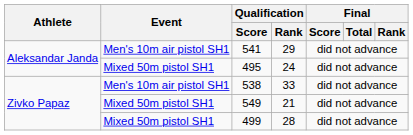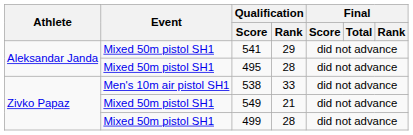(166, 50) Men's 10m air pistol SH1 -> (159, 50) Mixed 50m pistol SH1
(289, 68) 24 -> (289, 68) 28
